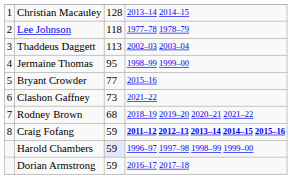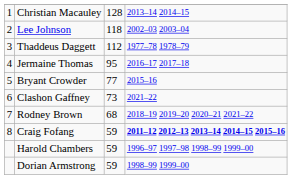(158, 30) 1977–78 1978–79 -> (158, 30) 2002–03 2003–04
(114, 47) 113 -> (114, 47) 112
(158, 47) 2002–03 2003–04 -> (158, 47) 1977–78 1978–79
(158, 64) 1998–99 1999–00 -> (158, 64) 2016–17 2017–18
(112, 149) lavender background -> (112, 149) no background
(158, 166) 2016–17 2017–18 -> (158, 166) 1998–99 1999–00
